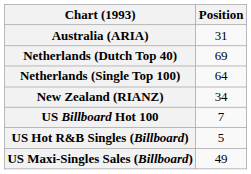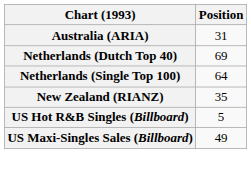(221, 96) 34 -> (221, 96) 35
- row: (100, 117)
